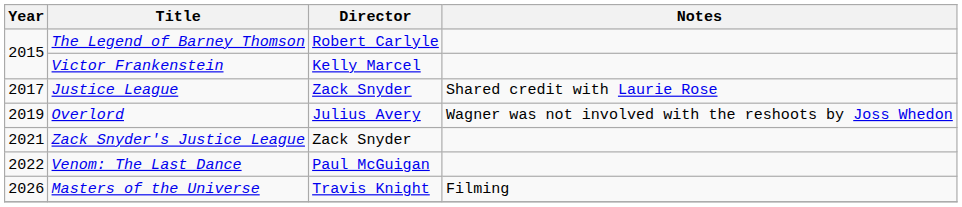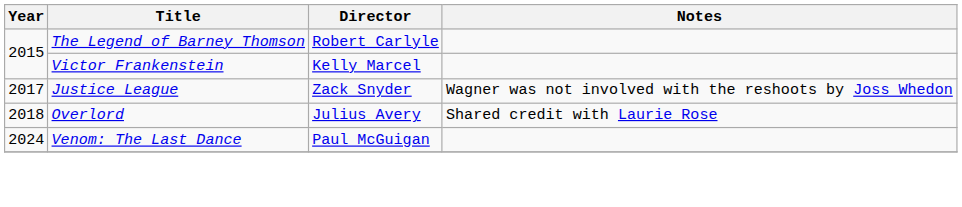(582, 91) Shared credit with Laurie Rose -> (699, 91) Wagner was not involved with the reshoots by Joss Whedon
(26, 115) 2019 -> (26, 115) 2018
(699, 115) Wagner was not involved with the reshoots by Joss Whedon -> (582, 115) Shared credit with Laurie Rose
- row: (178, 140)
(26, 164) 2022 -> (26, 140) 2024
- row: (156, 189)
